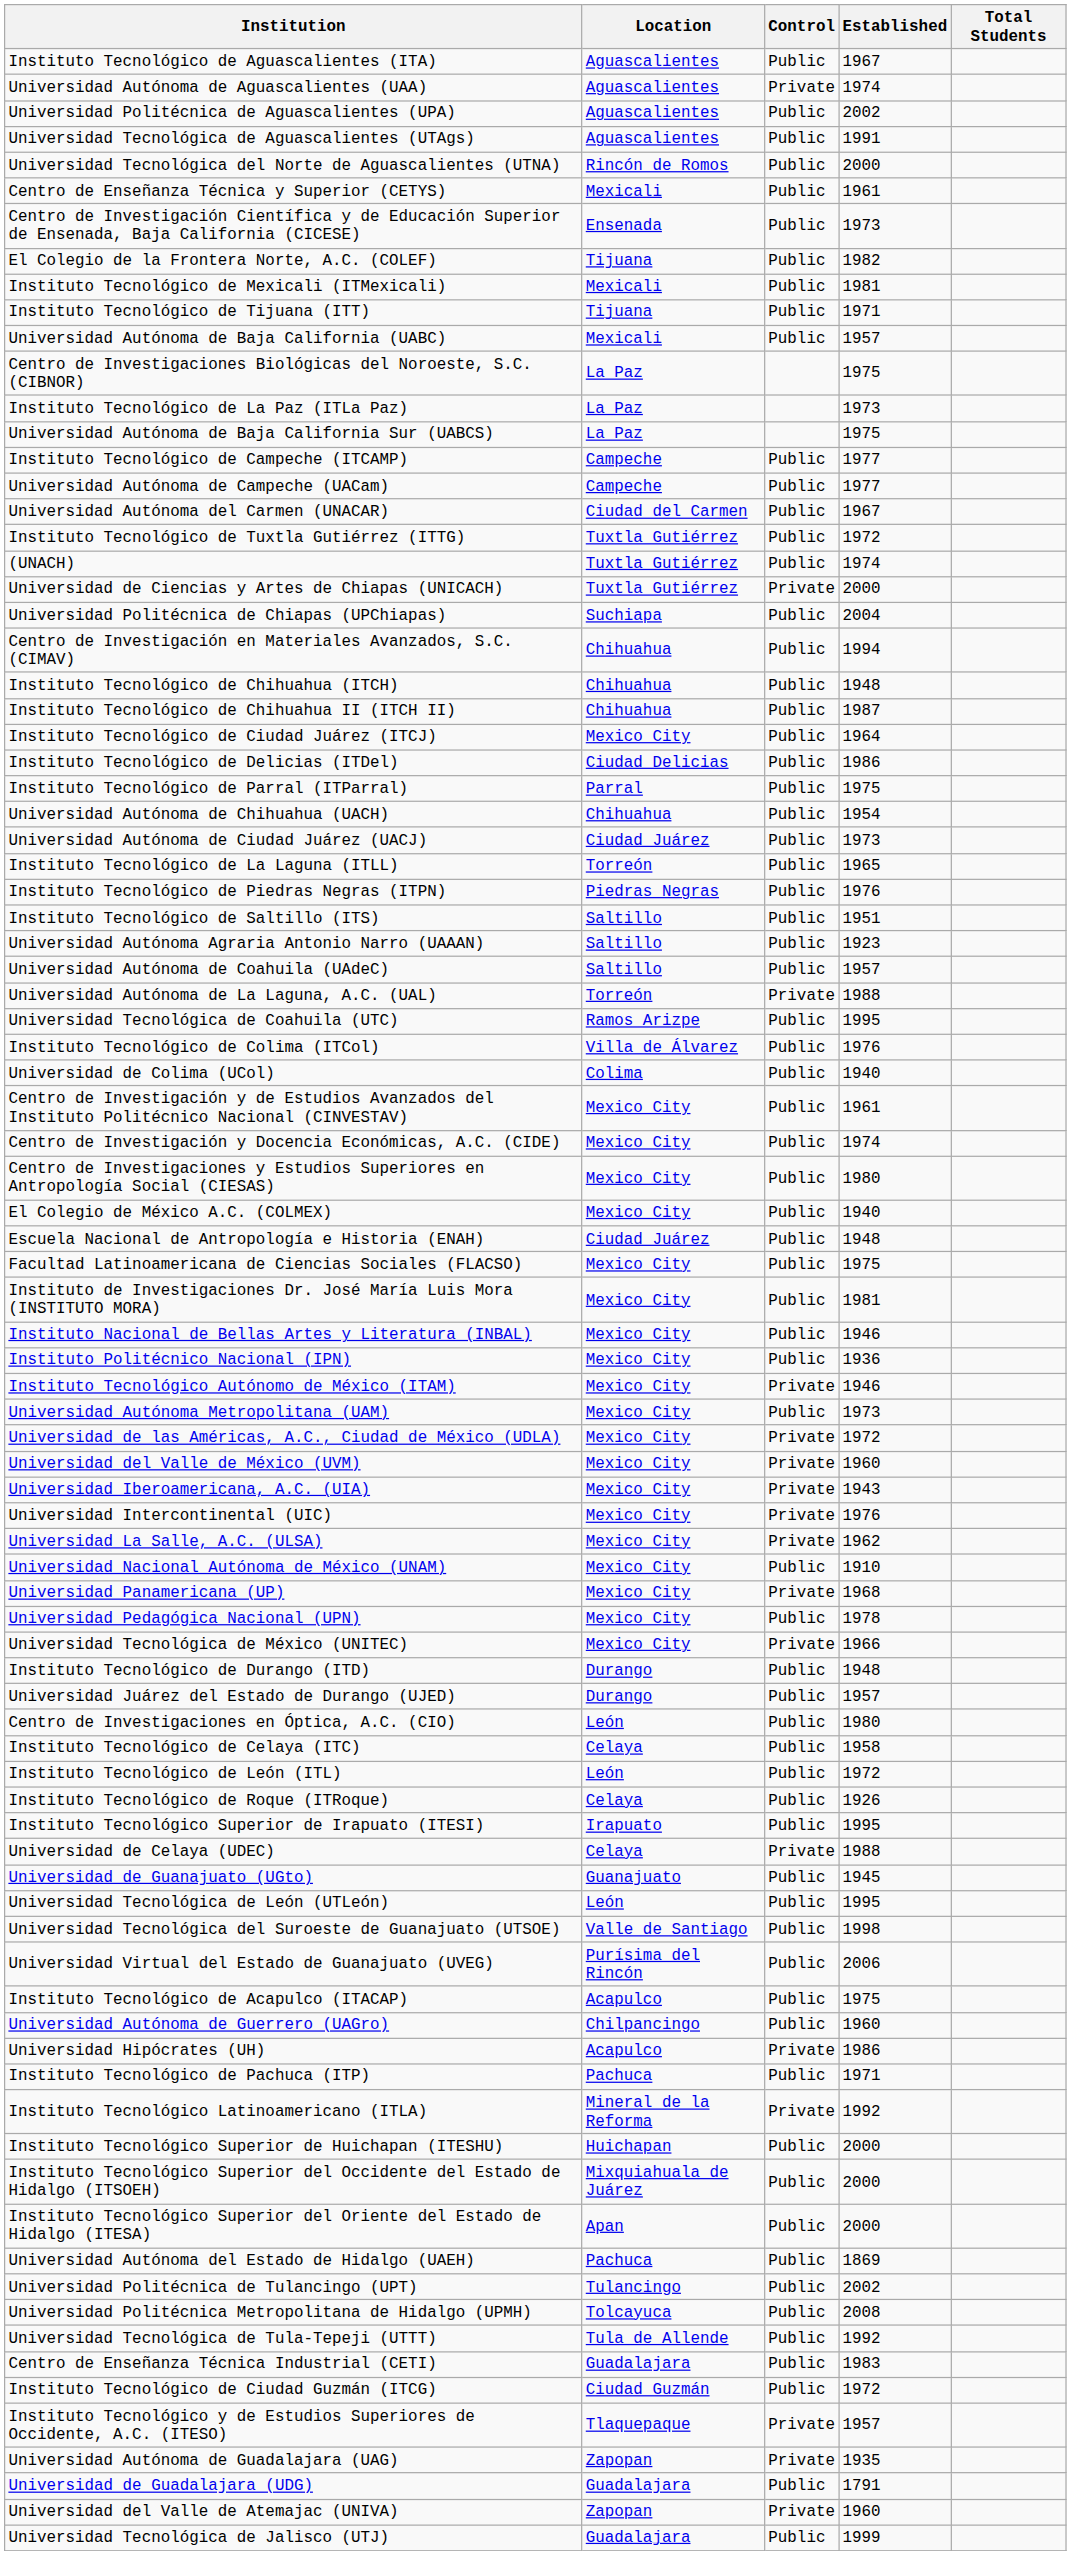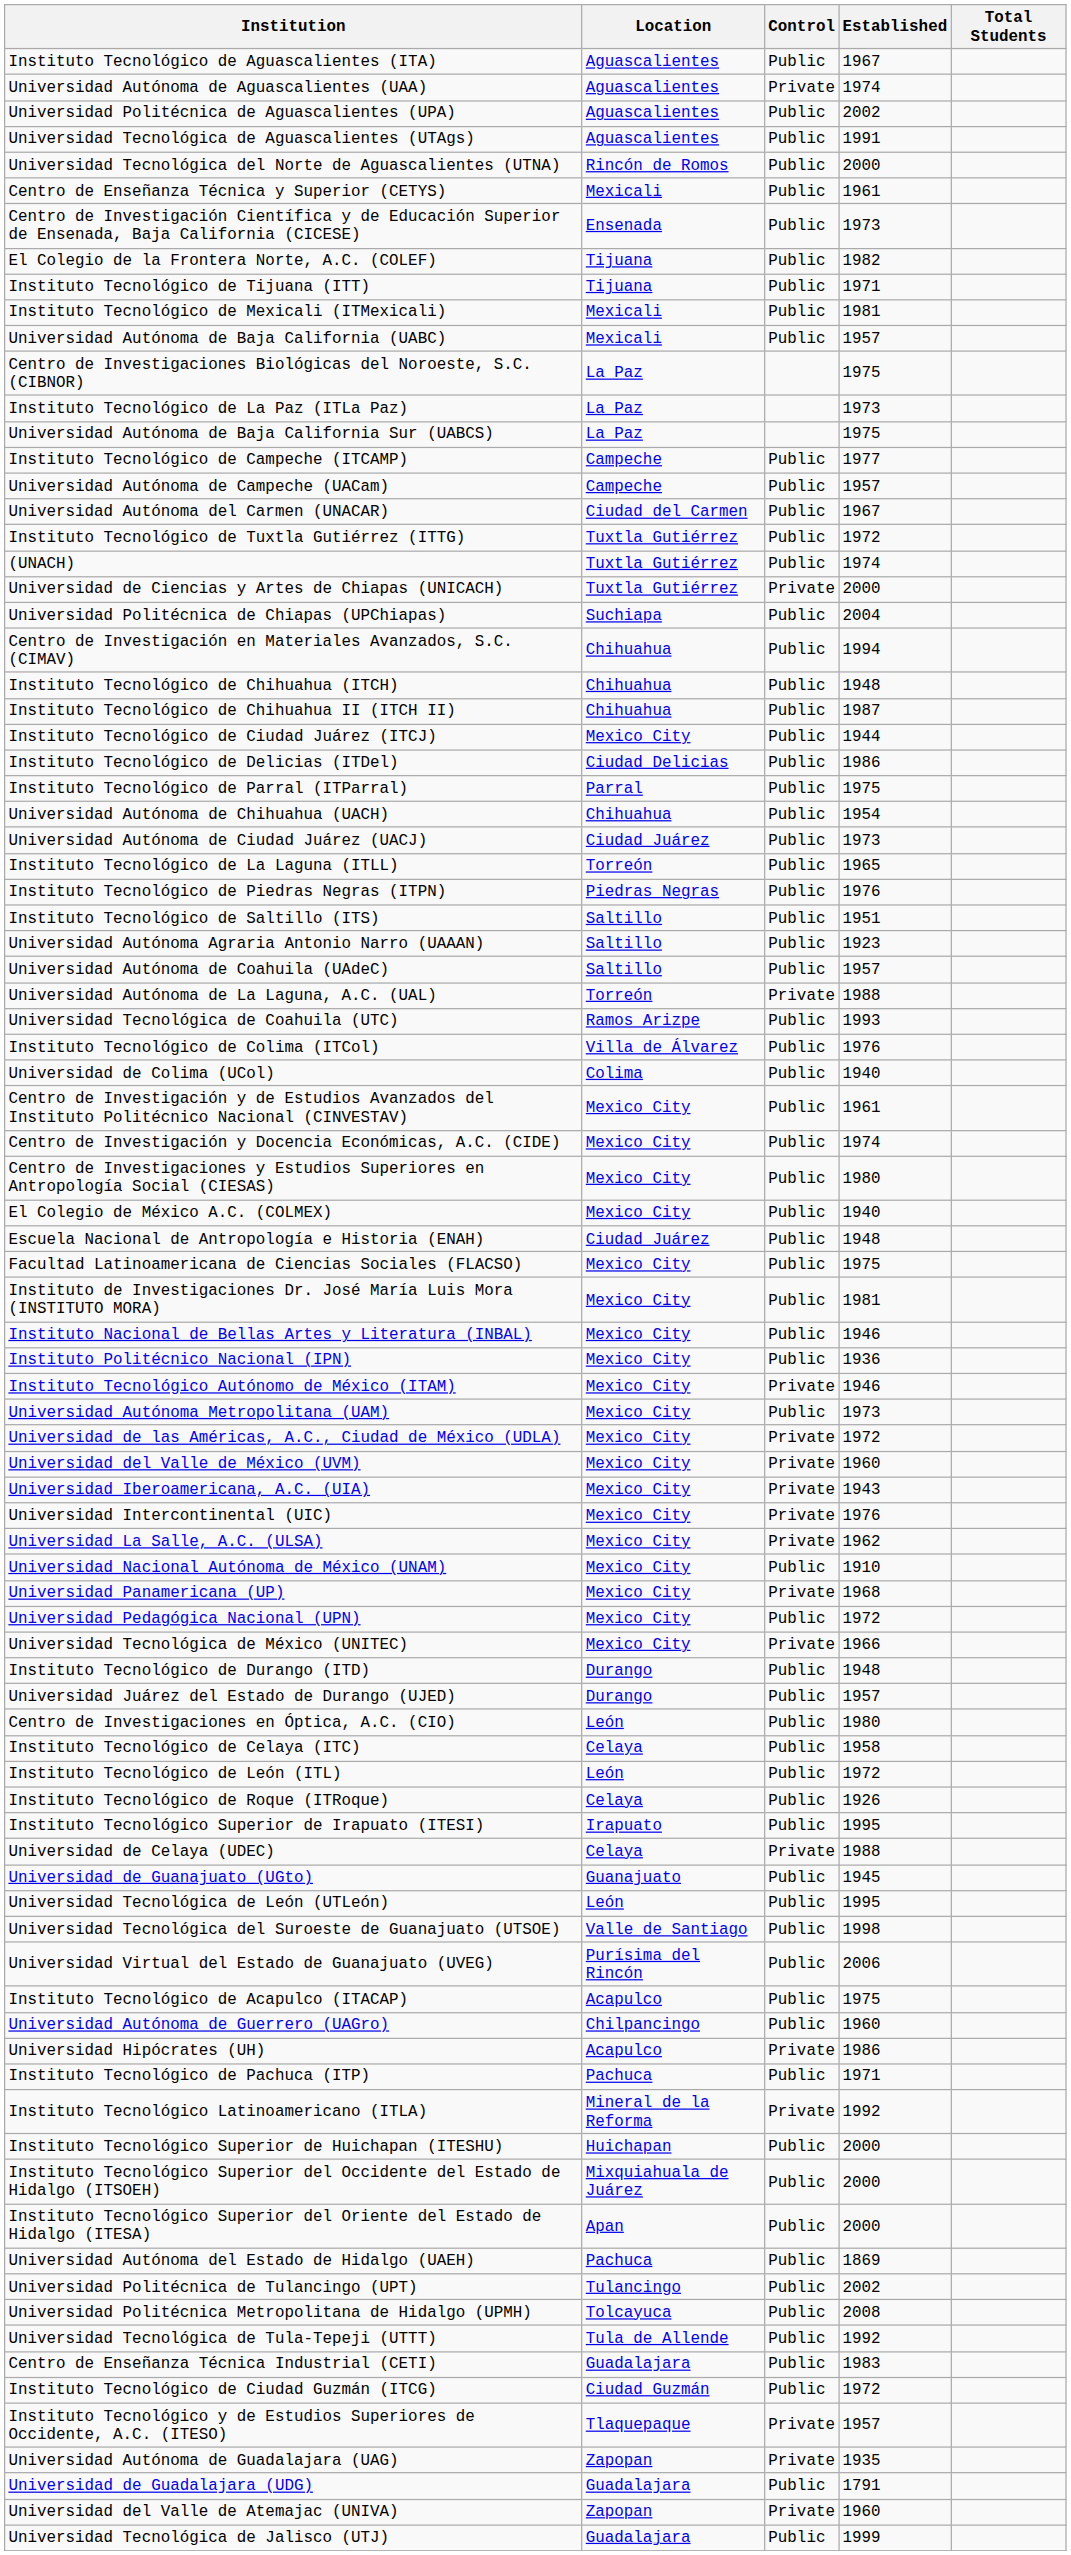rows swapped: (227, 287) <-> (189, 313)
(862, 486) 1977 -> (862, 486) 1957
(862, 737) 1964 -> (862, 737) 1944
(862, 1021) 1995 -> (862, 1021) 1993
(862, 1619) 1978 -> (862, 1619) 1972
